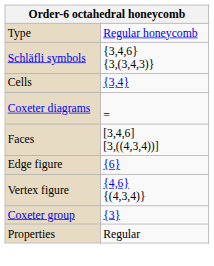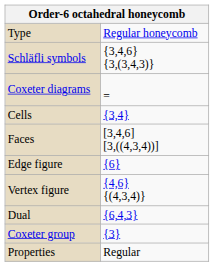rows swapped: (49, 108) <-> (20, 83)
+ row: (19, 215)
